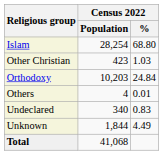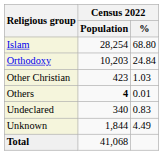rows swapped: (29, 77) <-> (38, 61)
(126, 93) normal -> (126, 93) bold
